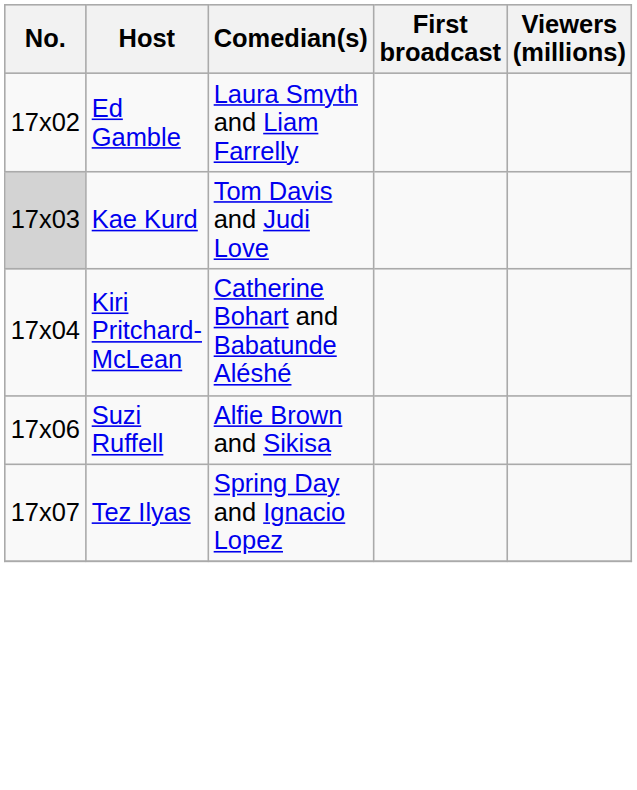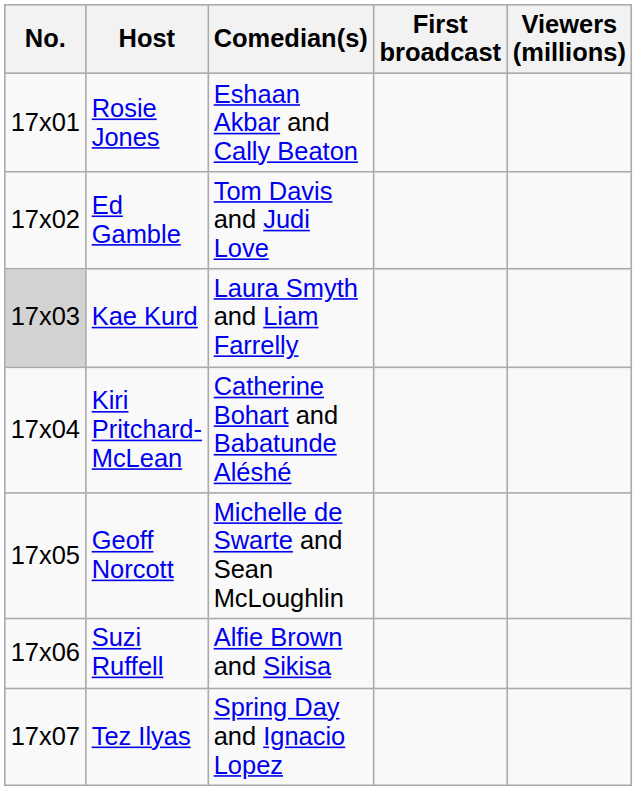+ row: (126, 122)
(286, 122) Laura Smyth and Liam Farrelly -> (273, 219) Tom Davis and Judi Love
(273, 219) Tom Davis and Judi Love -> (286, 317) Laura Smyth and Liam Farrelly
+ row: (133, 555)
